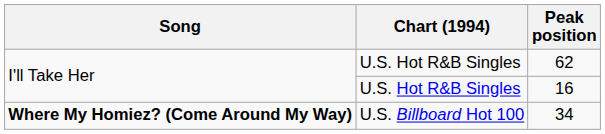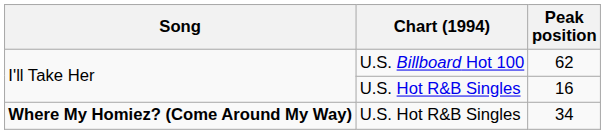(440, 62) U.S. Hot R&B Singles -> (442, 62) U.S. Billboard Hot 100
(442, 115) U.S. Billboard Hot 100 -> (440, 115) U.S. Hot R&B Singles
